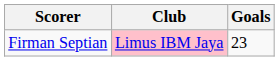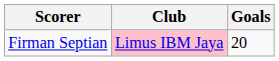(239, 42) 23 -> (239, 42) 20
